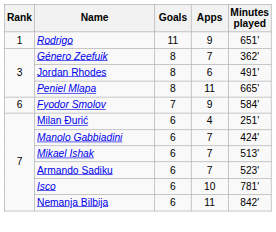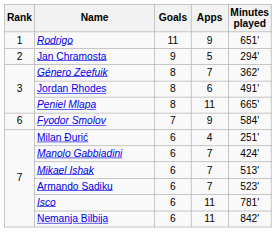+ row: (72, 56)
(210, 186) 10 -> (210, 202) 11
